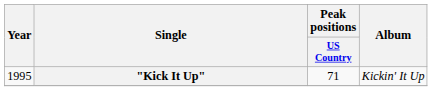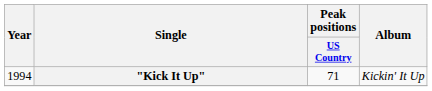(19, 76) 1995 -> (19, 76) 1994
